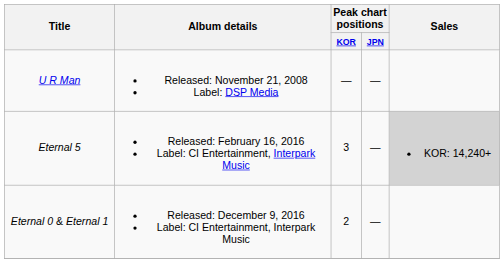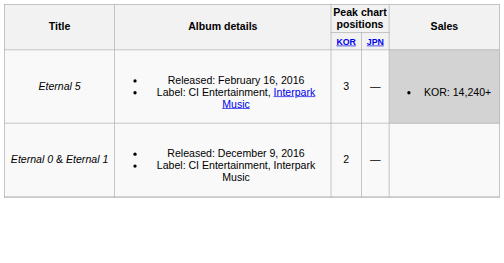- row: (60, 80)
